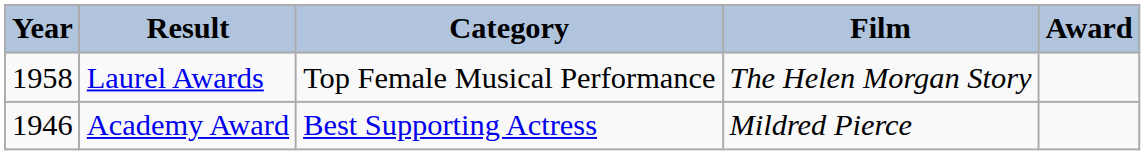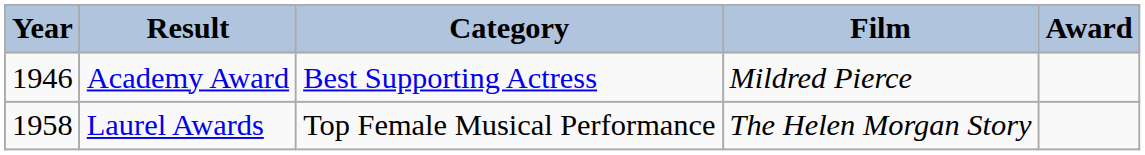rows swapped: (188, 125) <-> (175, 76)
